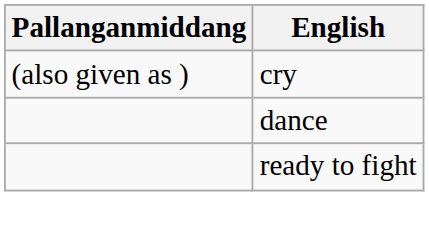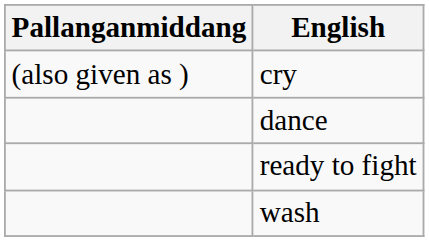+ row: (290, 212)
